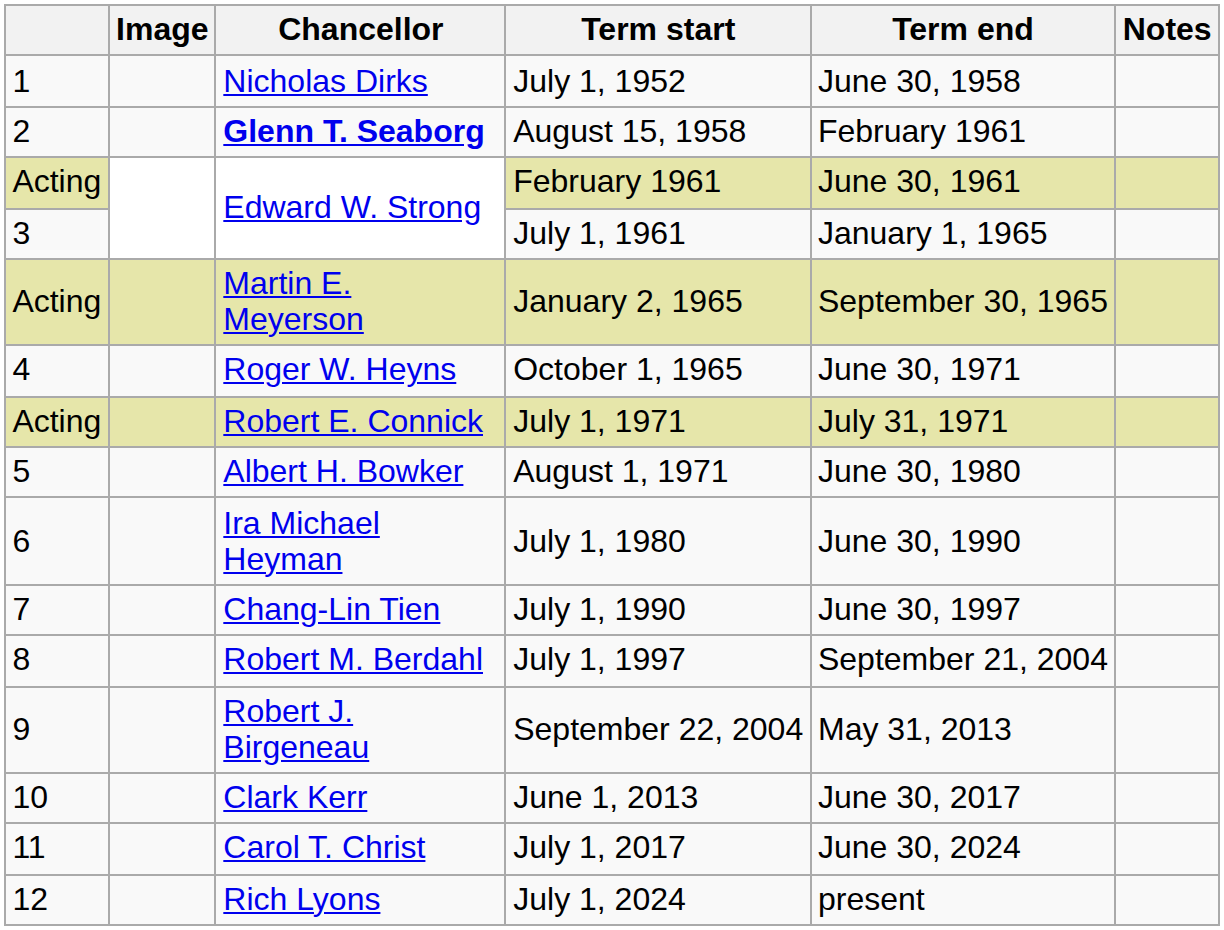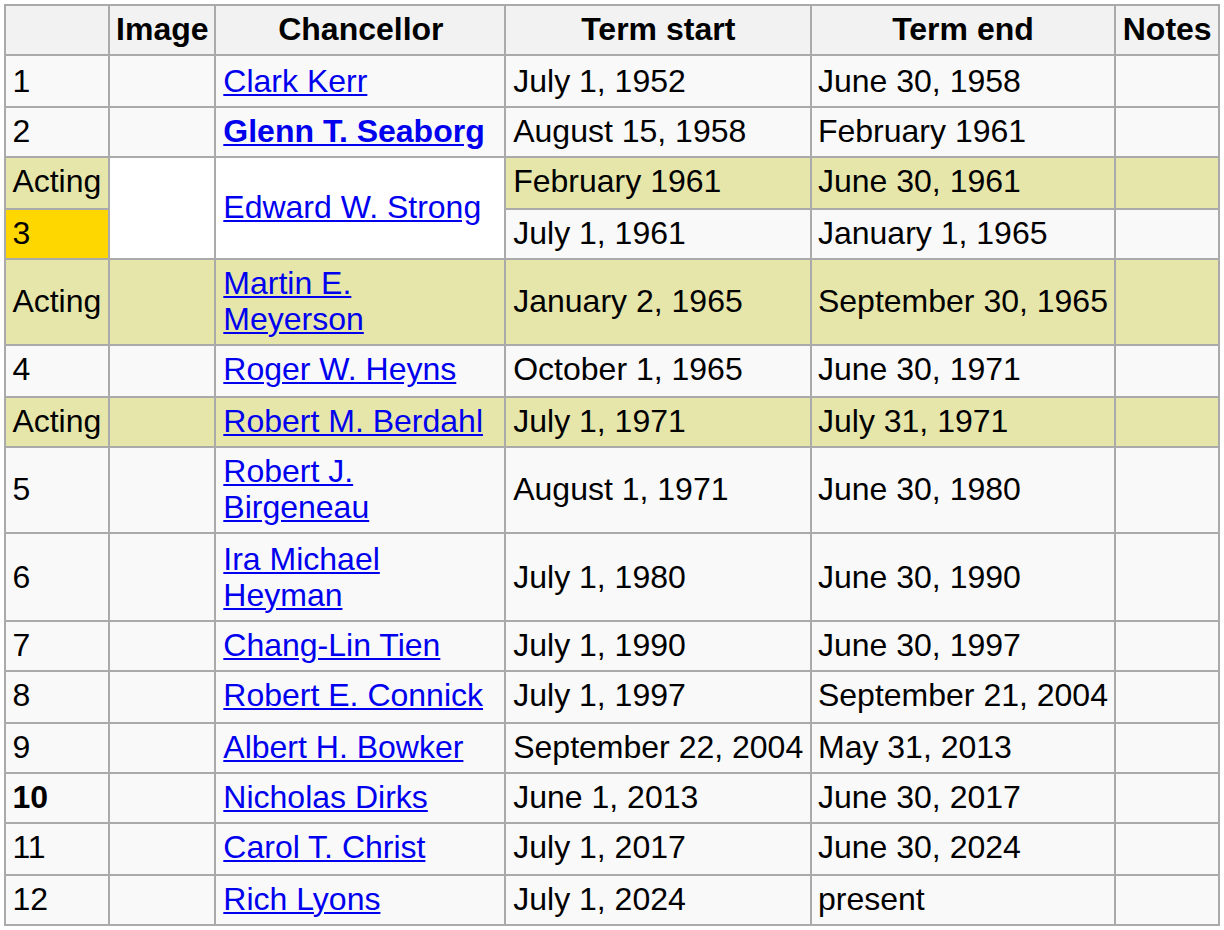(326, 80) Nicholas Dirks -> (295, 80) Clark Kerr
(21, 232) no background -> (21, 232) gold background
(353, 421) Robert E. Connick -> (353, 421) Robert M. Berdahl
(343, 471) Albert H. Bowker -> (296, 489) Robert J. Birgeneau
(353, 660) Robert M. Berdahl -> (353, 696) Robert E. Connick
(296, 728) Robert J. Birgeneau -> (343, 746) Albert H. Bowker
(30, 797) normal -> (30, 797) bold
(295, 797) Clark Kerr -> (326, 797) Nicholas Dirks
